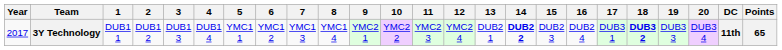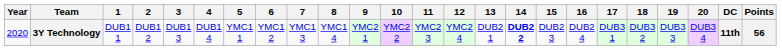(17, 32) 2017 -> (17, 32) 2020
(643, 32) bold -> (642, 32) normal
(760, 32) 65 -> (759, 32) 56
